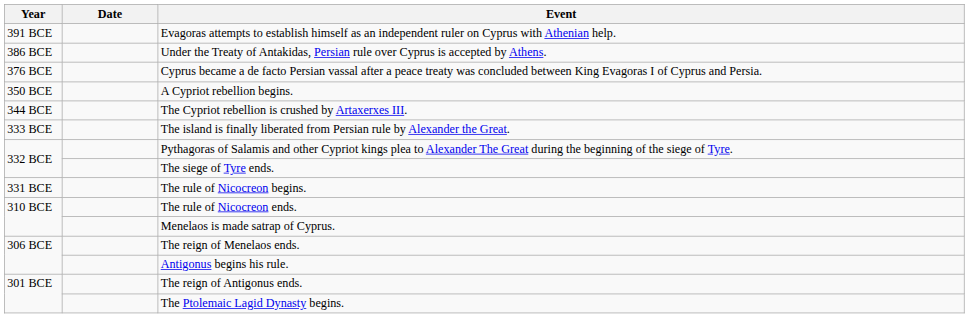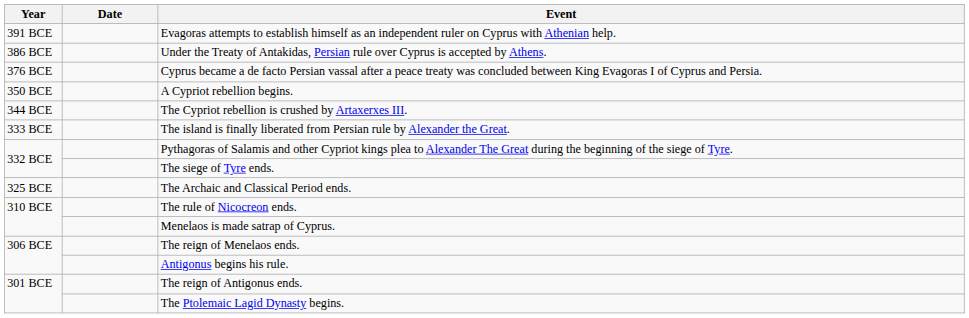- row: (234, 187)
+ row: (256, 187)
